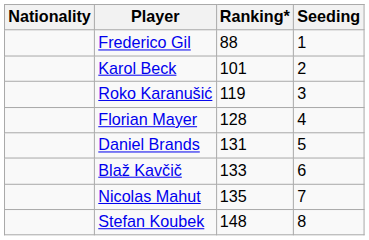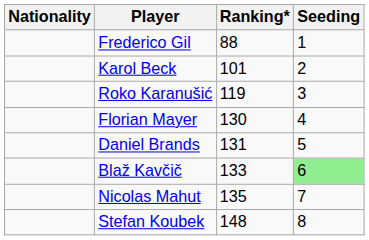(233, 119) 128 -> (233, 119) 130
(302, 171) no background -> (302, 171) lightgreen background
